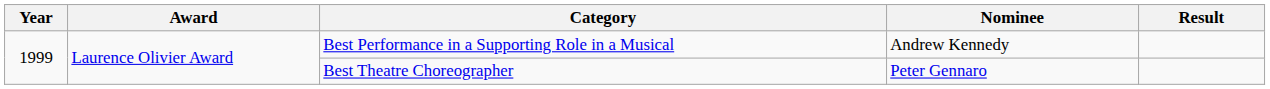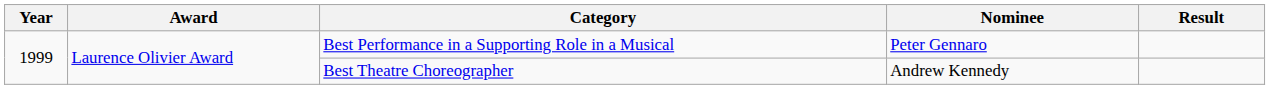(950, 44) Andrew Kennedy -> (939, 44) Peter Gennaro
(939, 71) Peter Gennaro -> (950, 71) Andrew Kennedy
